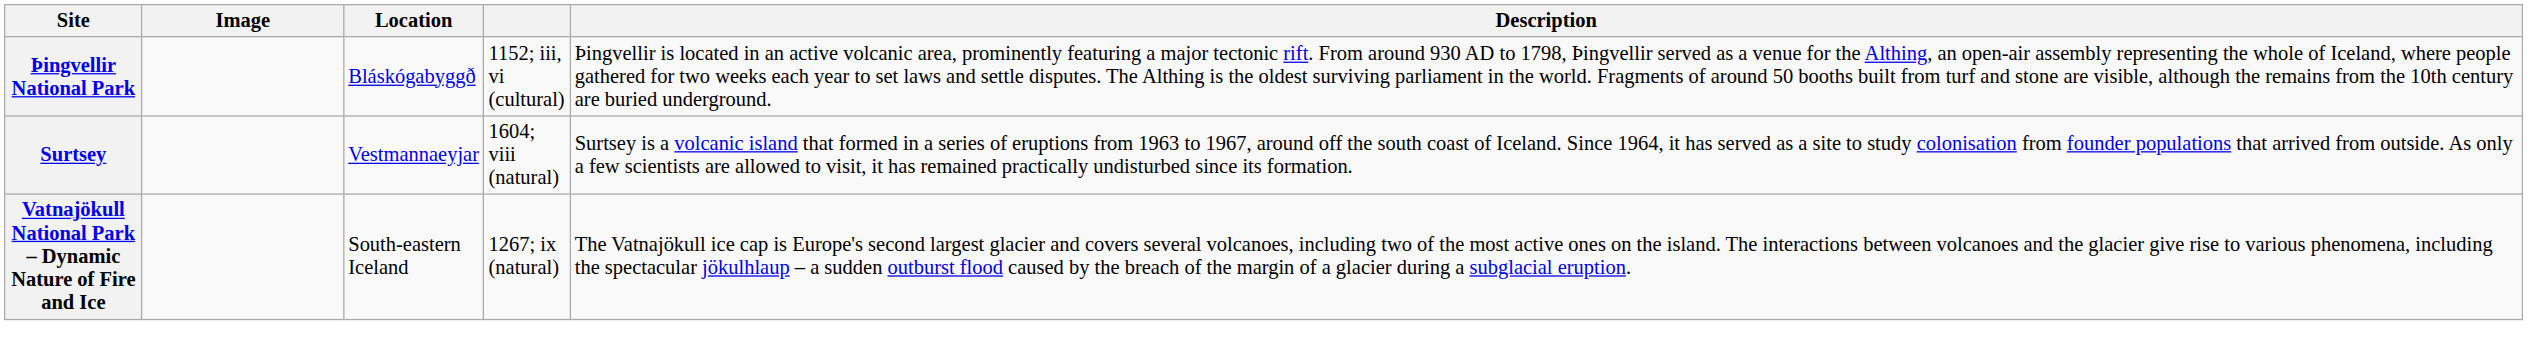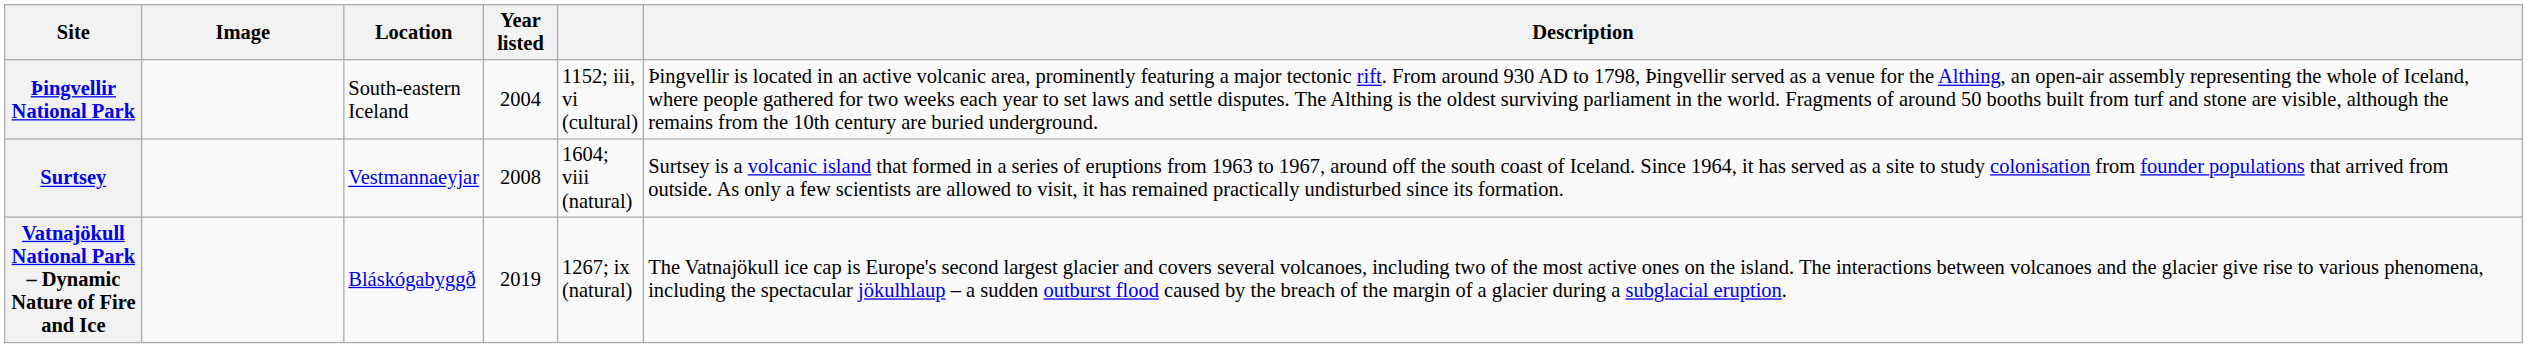+ column: (520, 32)
(412, 76) Bláskógabyggð -> (405, 99) South-eastern Iceland
(405, 256) South-eastern Iceland -> (412, 279) Bláskógabyggð
